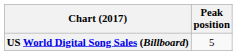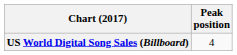(212, 42) 5 -> (212, 42) 4
